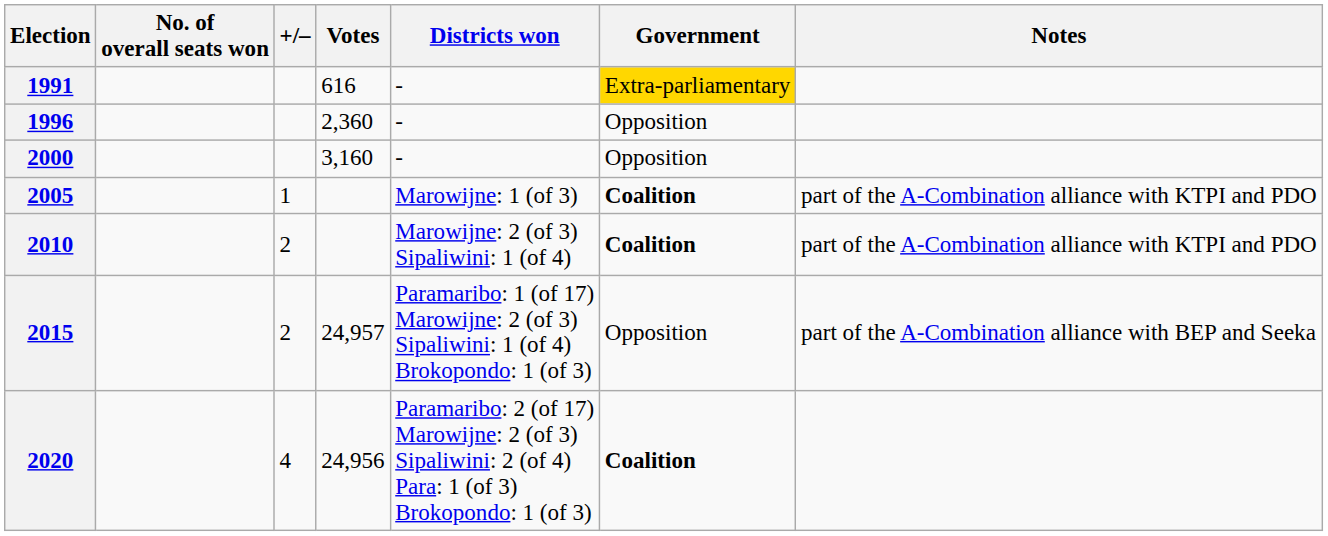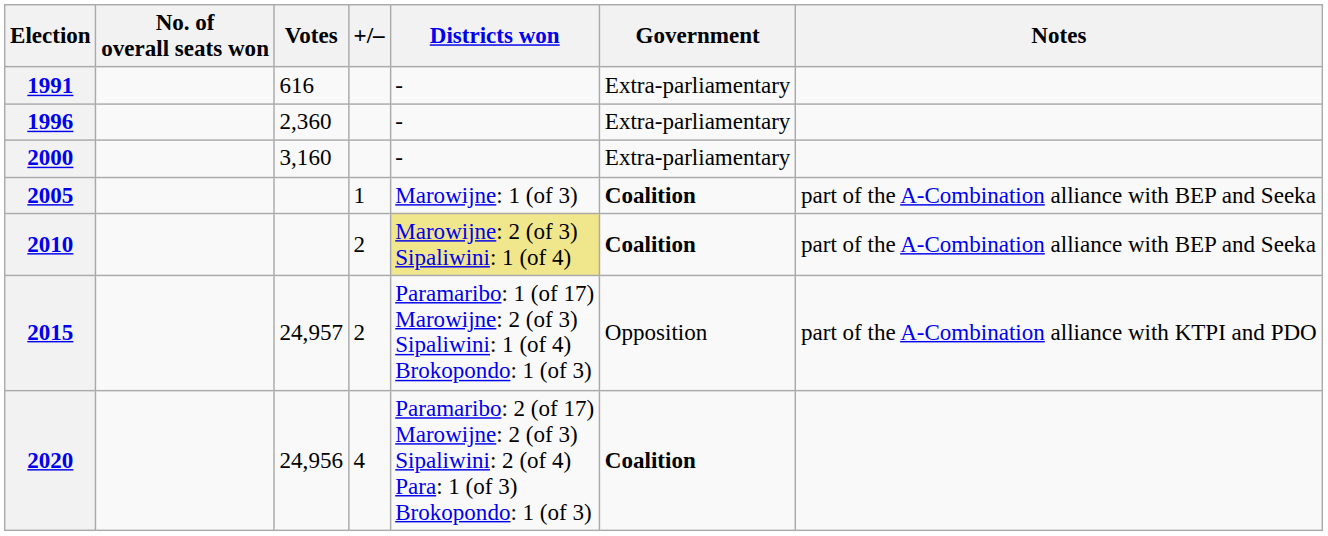columns swapped: (353, 35) <-> (295, 35)
(698, 85) gold background -> (698, 85) no background
(656, 121) Opposition -> (698, 121) Extra-parliamentary
(656, 158) Opposition -> (698, 158) Extra-parliamentary
(1059, 194) part of the A-Combination alliance with KTPI and PDO -> (1058, 194) part of the A-Combination alliance with BEP and Seeka
(486, 244) no background -> (486, 244) khaki background
(1059, 244) part of the A-Combination alliance with KTPI and PDO -> (1058, 244) part of the A-Combination alliance with BEP and Seeka
(1058, 332) part of the A-Combination alliance with BEP and Seeka -> (1059, 332) part of the A-Combination alliance with KTPI and PDO
